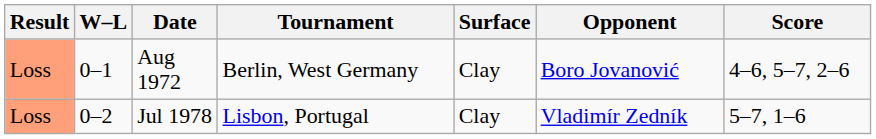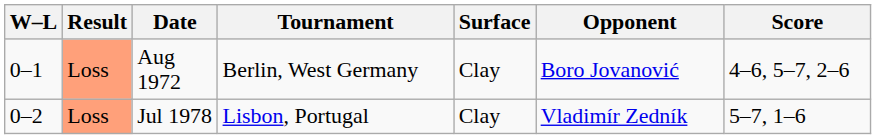columns swapped: (40, 21) <-> (103, 21)
